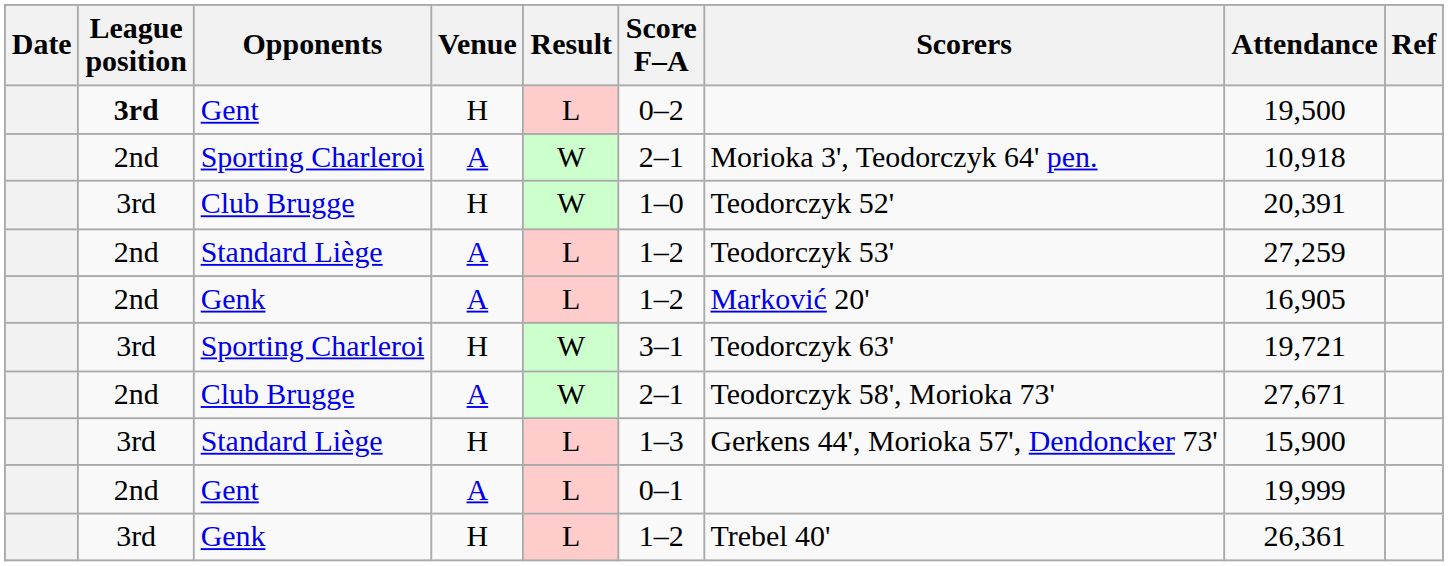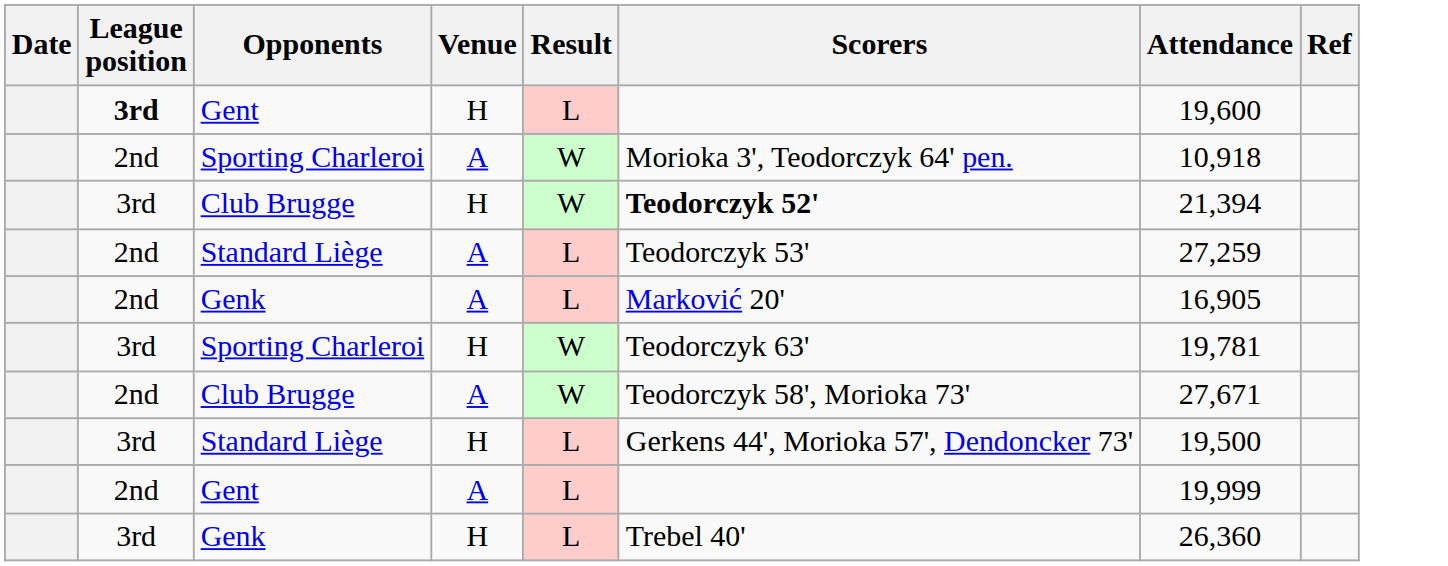- column: (661, 45)
(1305, 109) 19,500 -> (1220, 109) 19,600
(802, 204) normal -> (723, 204) bold
(1305, 204) 20,391 -> (1220, 204) 21,394
(1305, 346) 19,721 -> (1220, 346) 19,781
(1305, 441) 15,900 -> (1220, 441) 19,500
(1305, 536) 26,361 -> (1220, 536) 26,360
